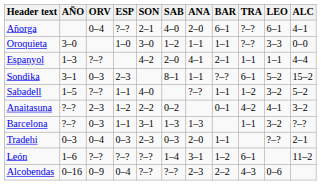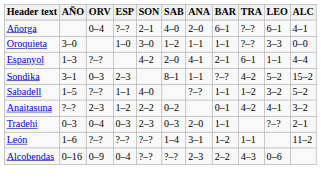(248, 60) 1–1 -> (248, 60) 6–1
(248, 76) 6–1 -> (248, 76) 4–2
- row: (27, 124)
(248, 156) 6–1 -> (248, 140) 1–1
